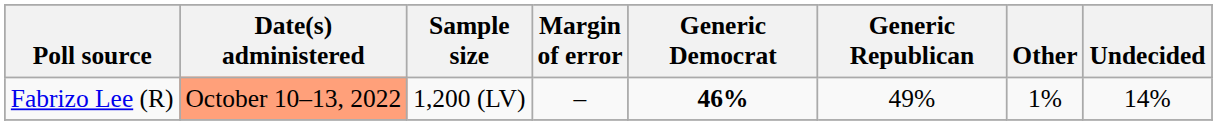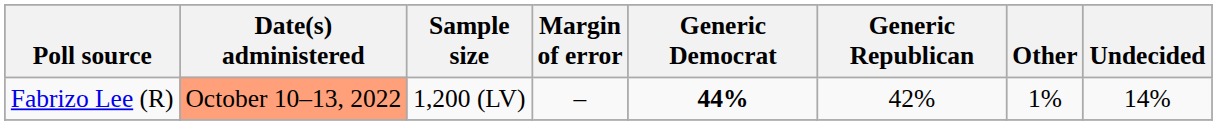(723, 98) 46% -> (723, 98) 44%
(912, 98) 49% -> (912, 98) 42%
